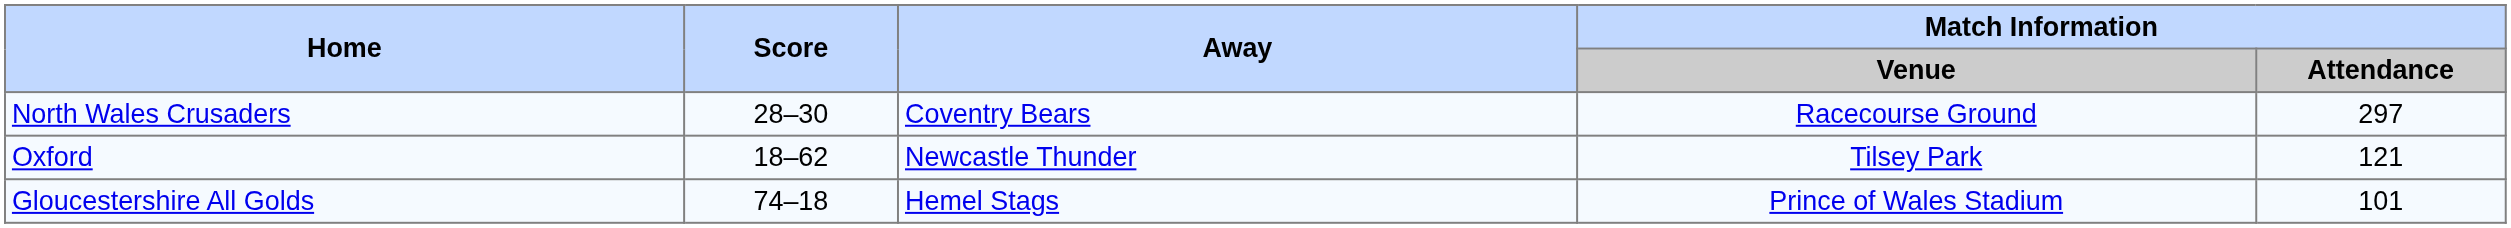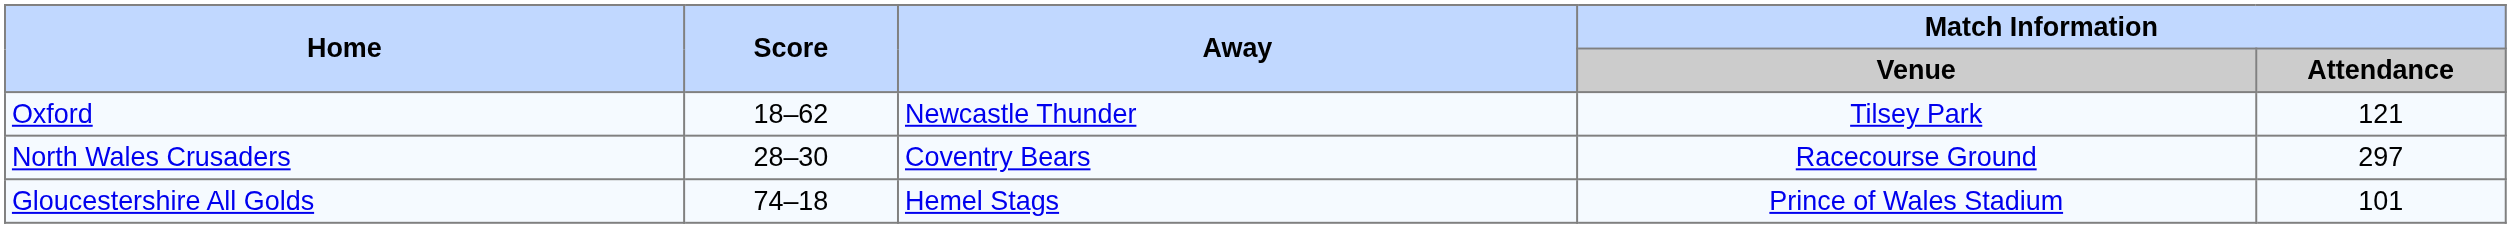rows swapped: (52, 157) <-> (151, 114)
